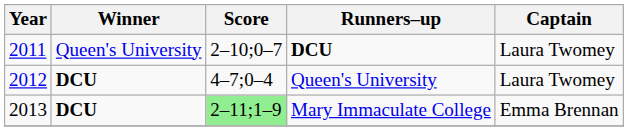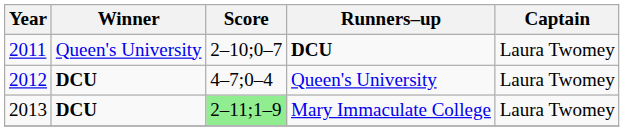(559, 110) Emma Brennan -> (557, 110) Laura Twomey
